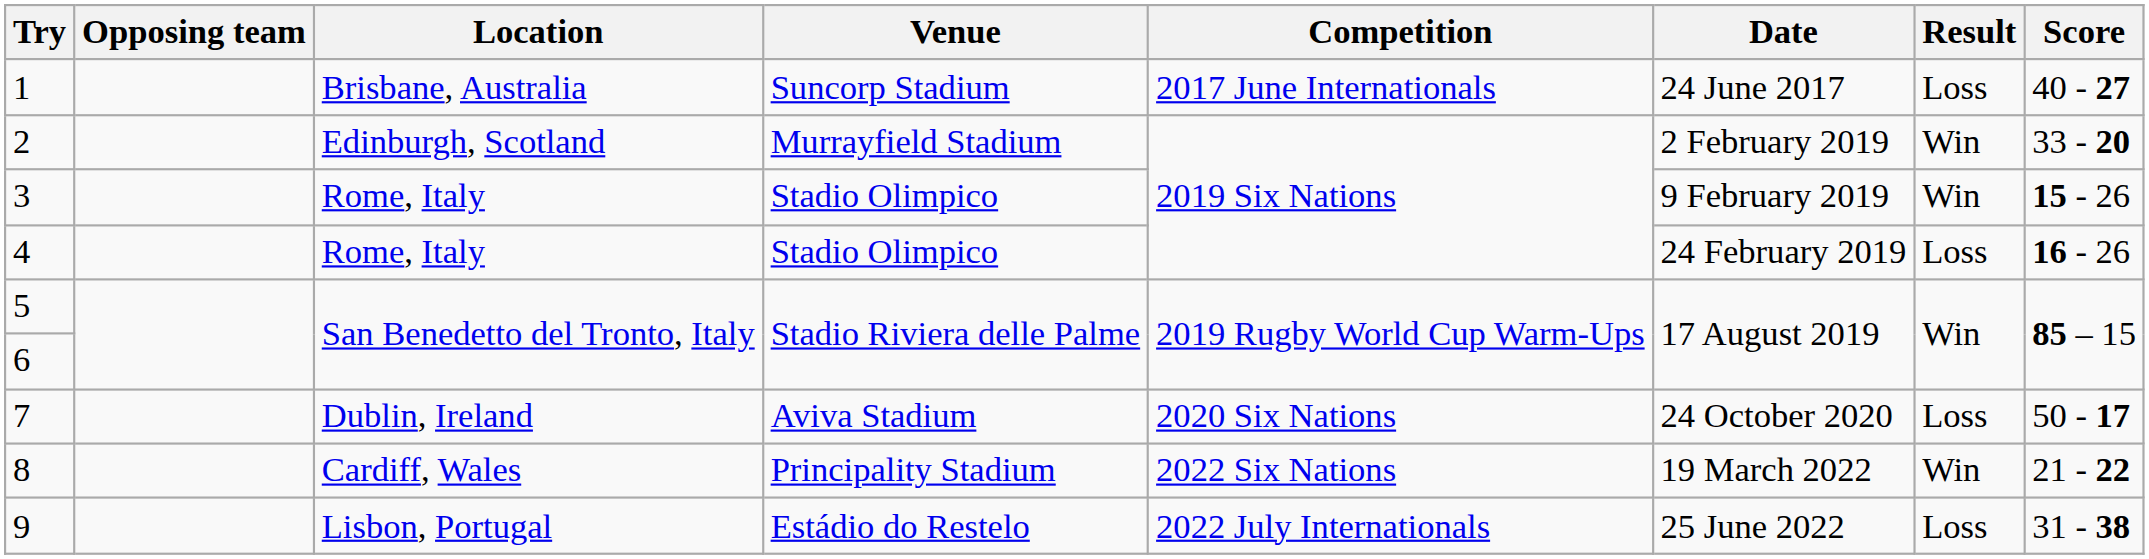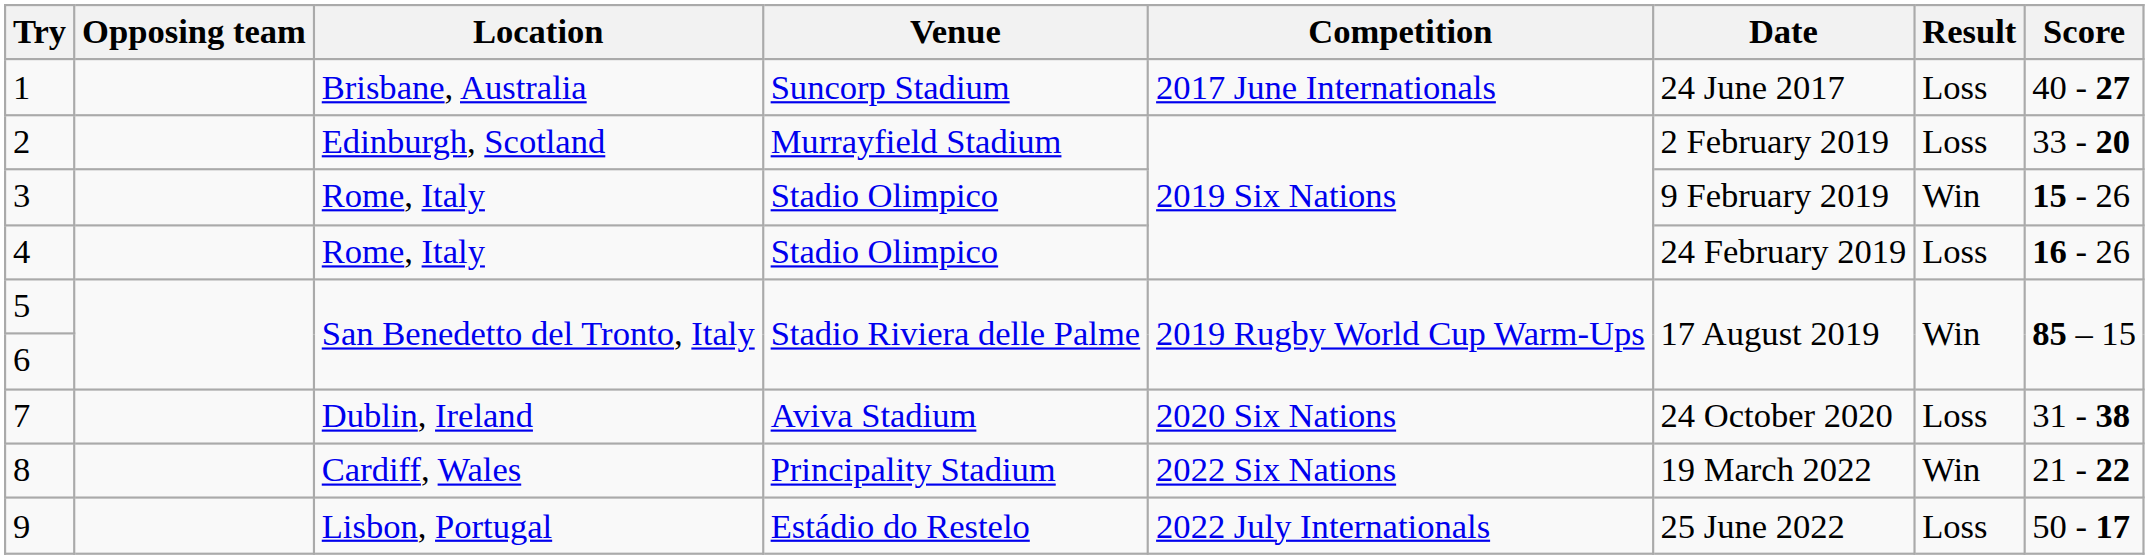(1951, 141) Win -> (1955, 141) Loss
(2081, 415) 50 - 17 -> (2081, 415) 31 - 38
(2081, 525) 31 - 38 -> (2081, 525) 50 - 17
